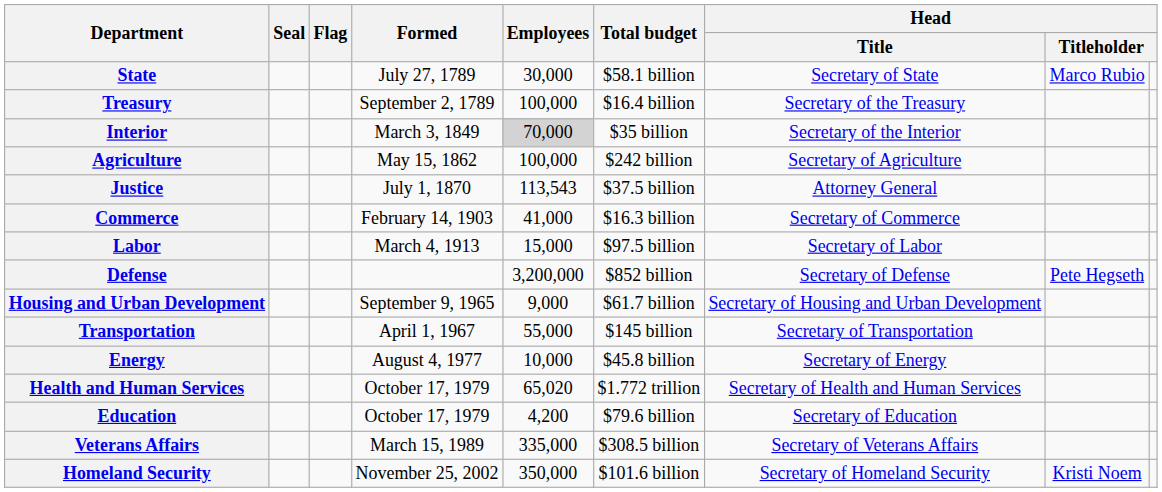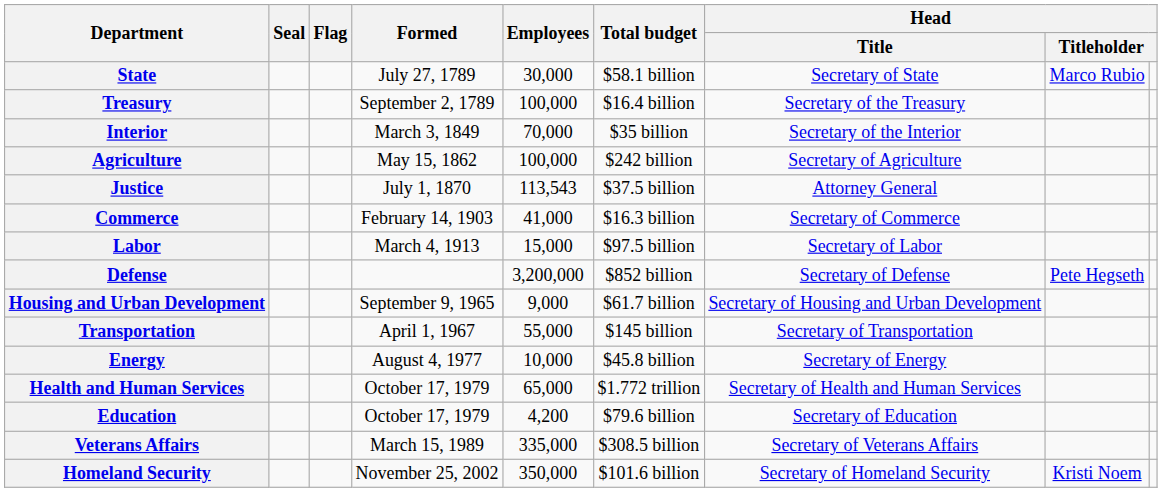(548, 132) lightgrey background -> (548, 132) no background
(548, 388) 65,020 -> (548, 388) 65,000
